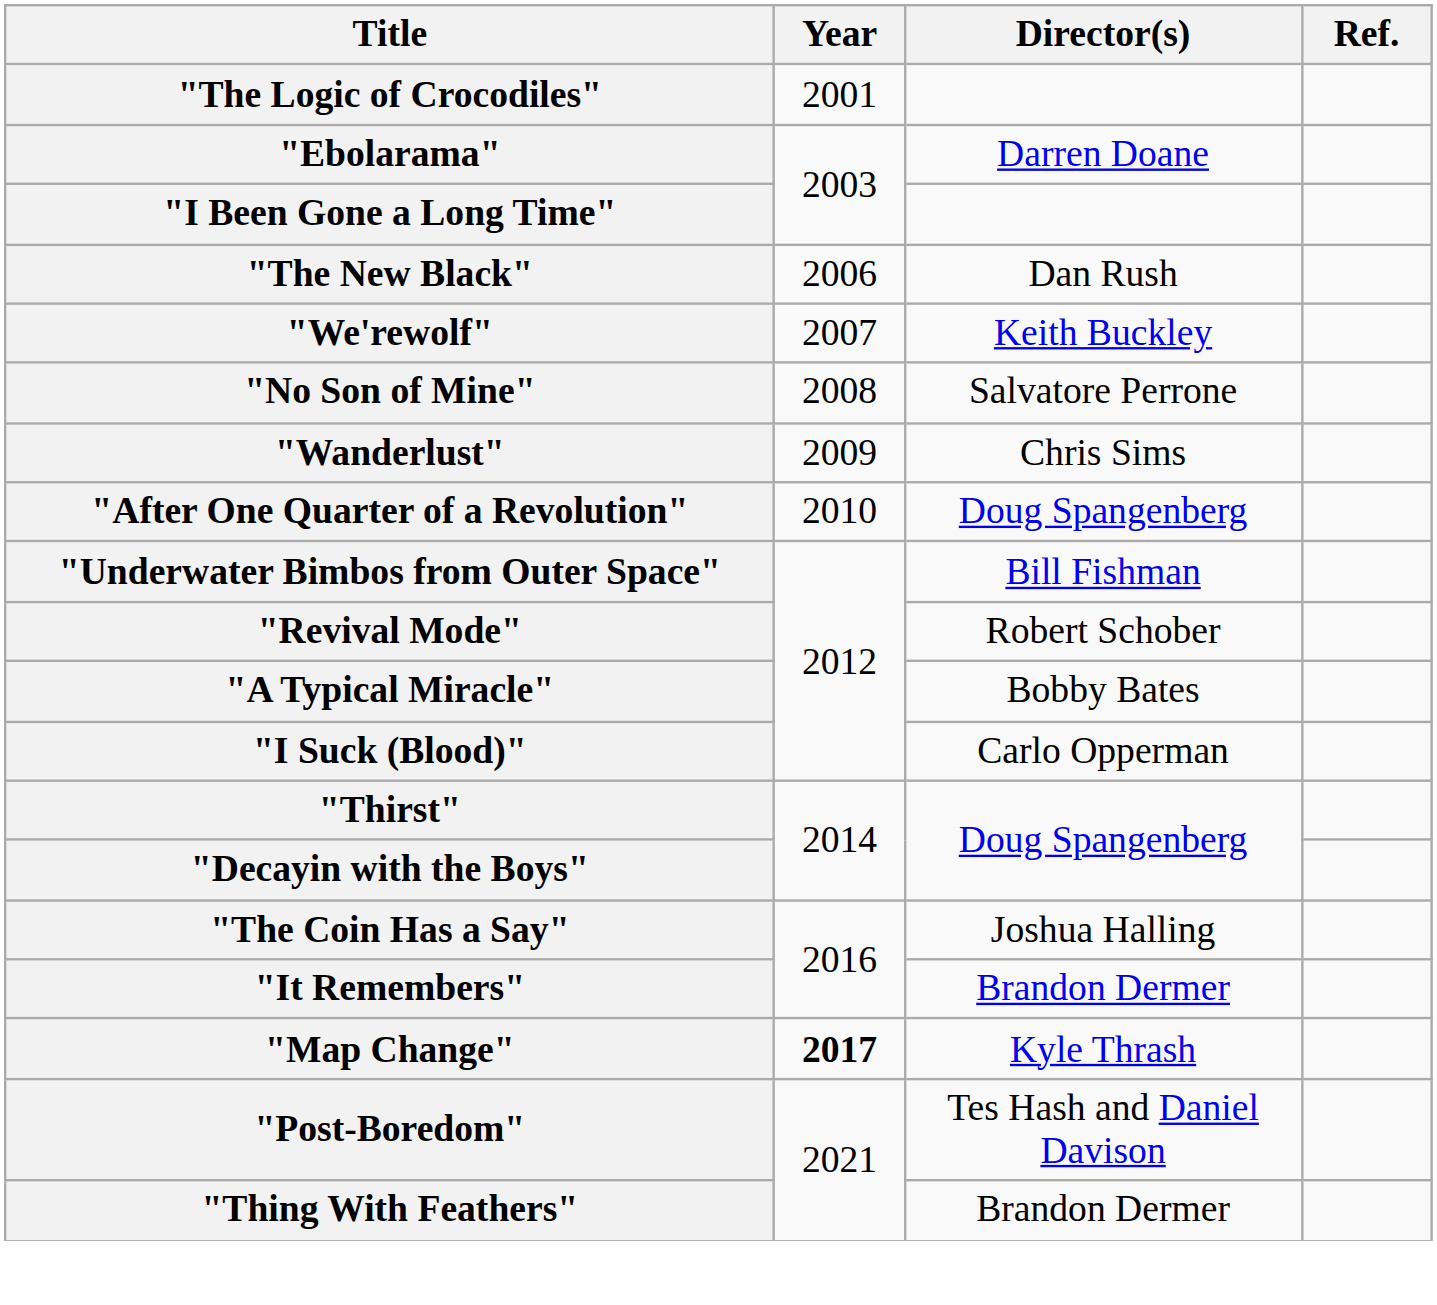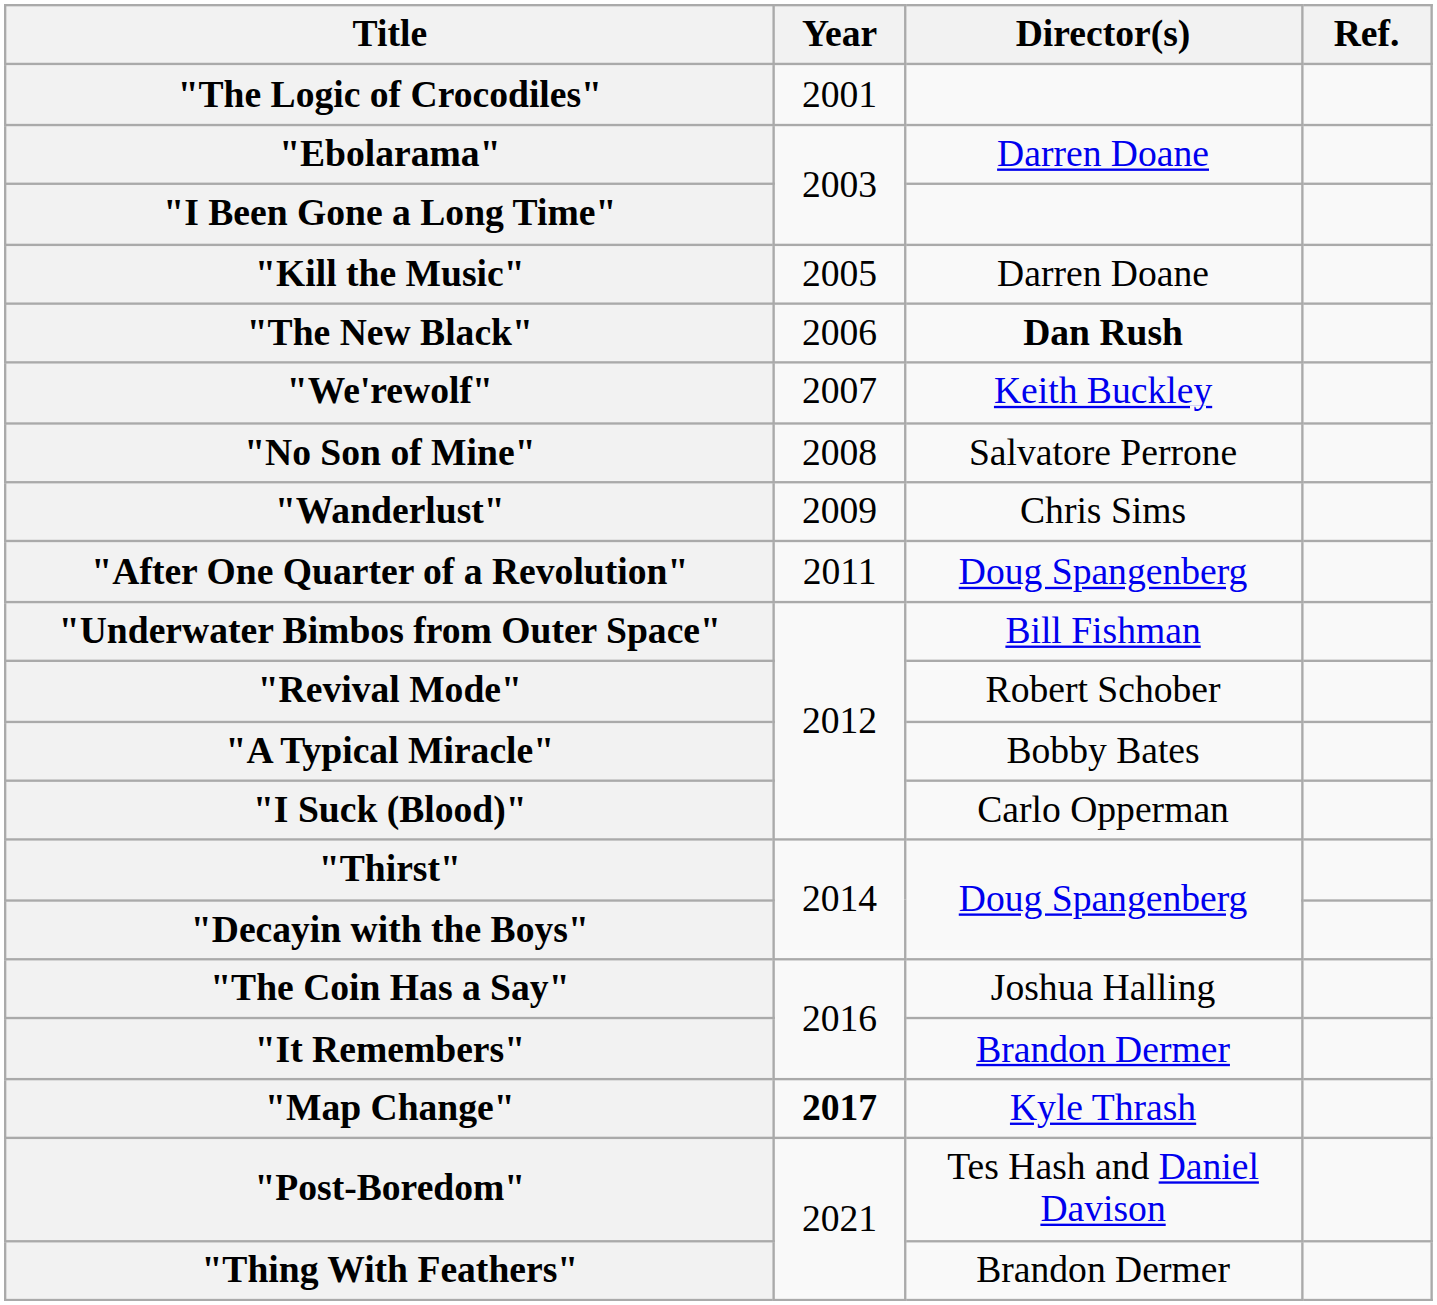+ row: (390, 272)
(1103, 272) normal -> (1103, 332) bold
(840, 511) 2010 -> (840, 570) 2011
